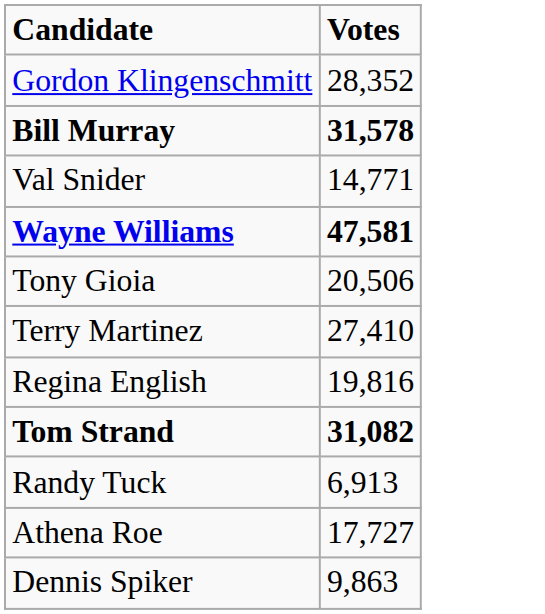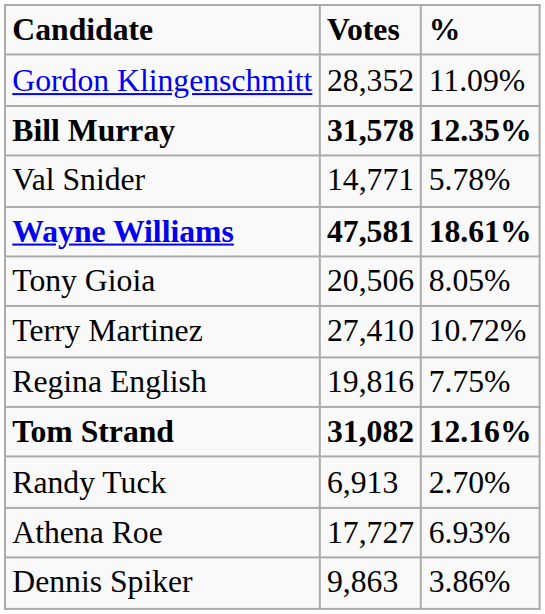+ column: (445, 29)
